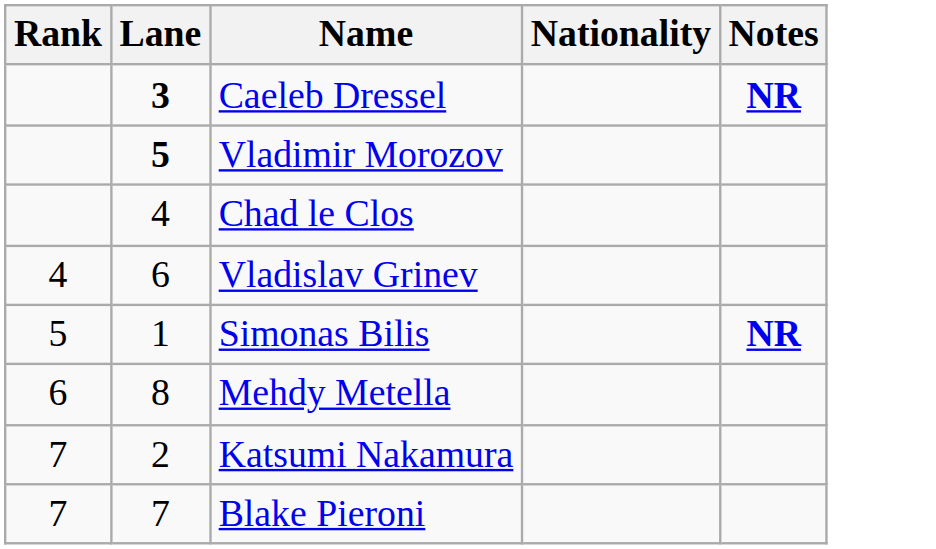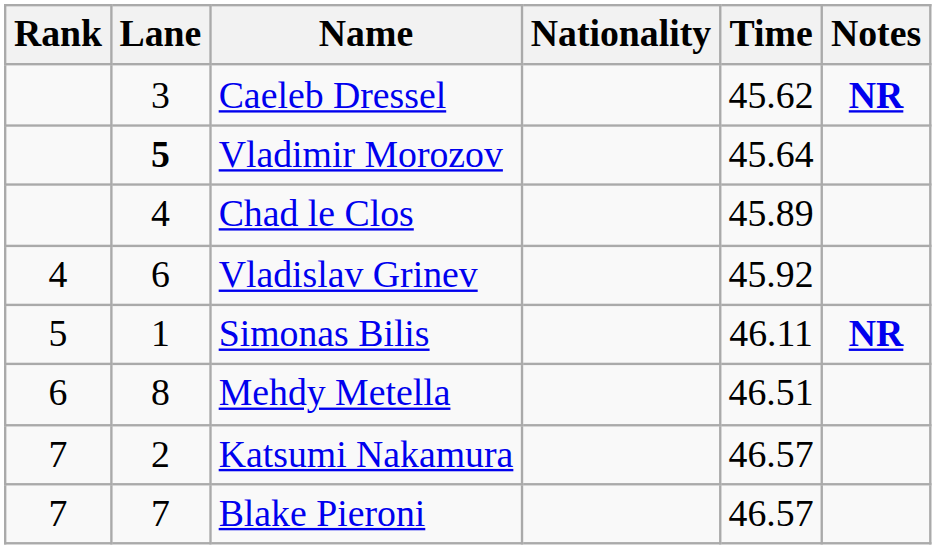+ column: (771, 34)
(160, 94) bold -> (160, 94) normal
